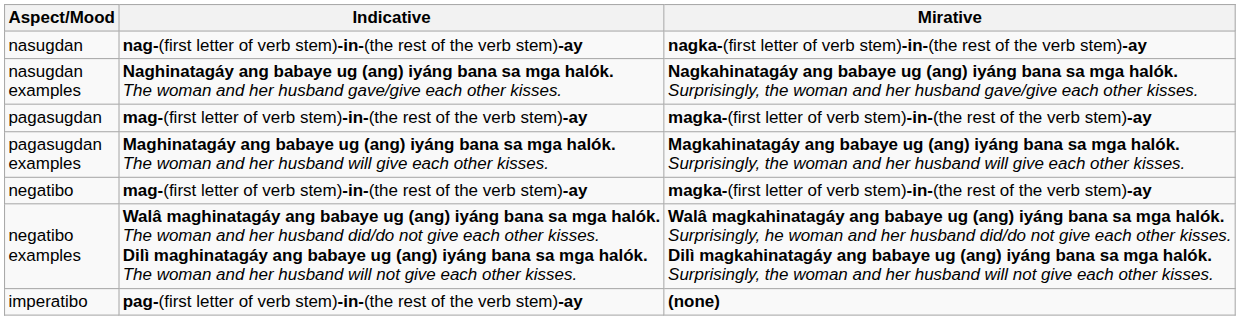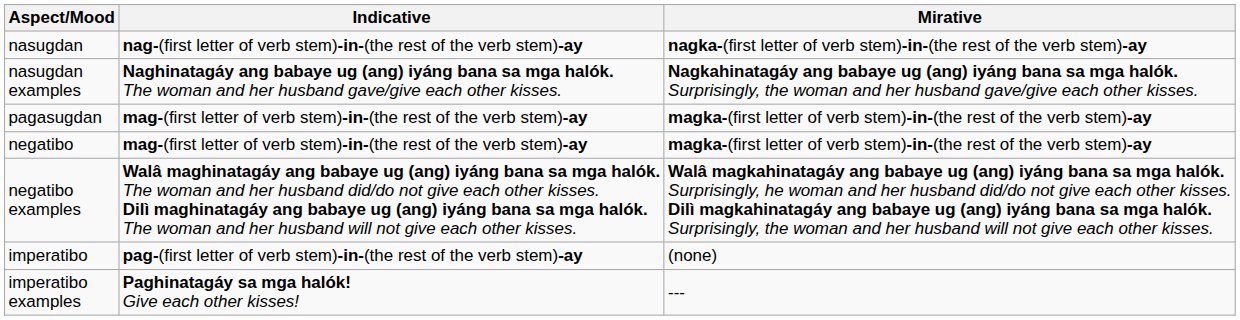- row: (55, 154)
(694, 301) bold -> (693, 255) normal
+ row: (48, 292)
